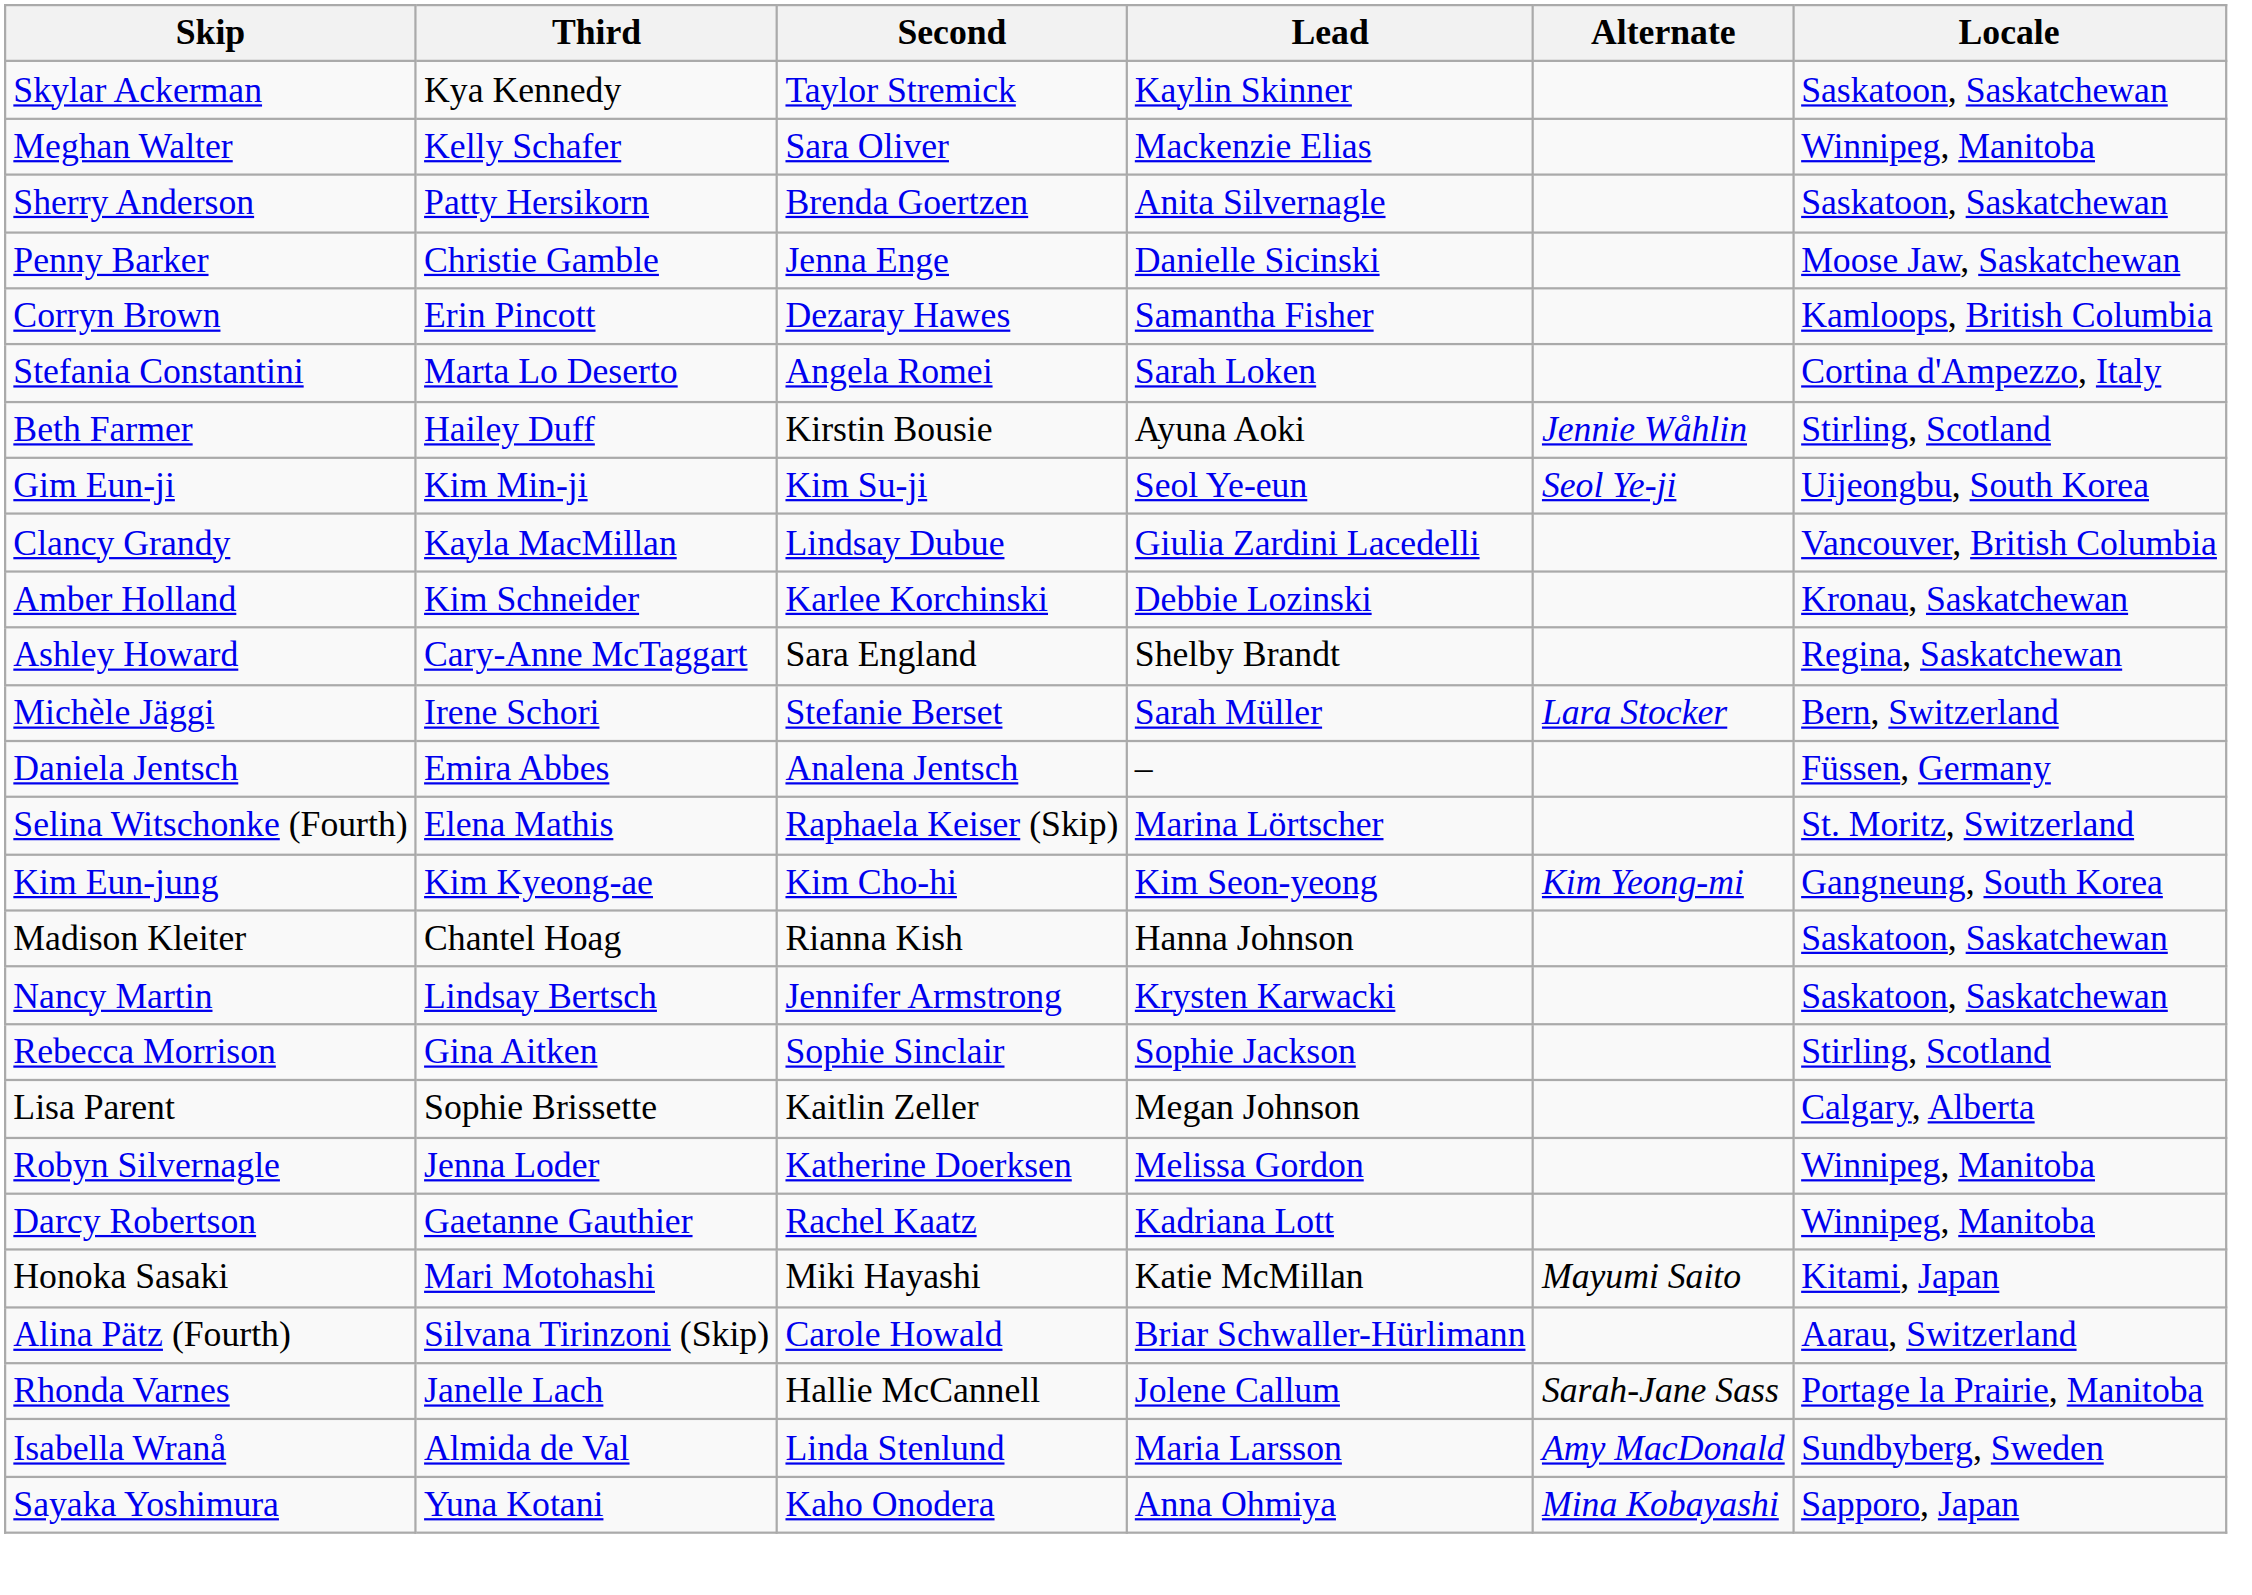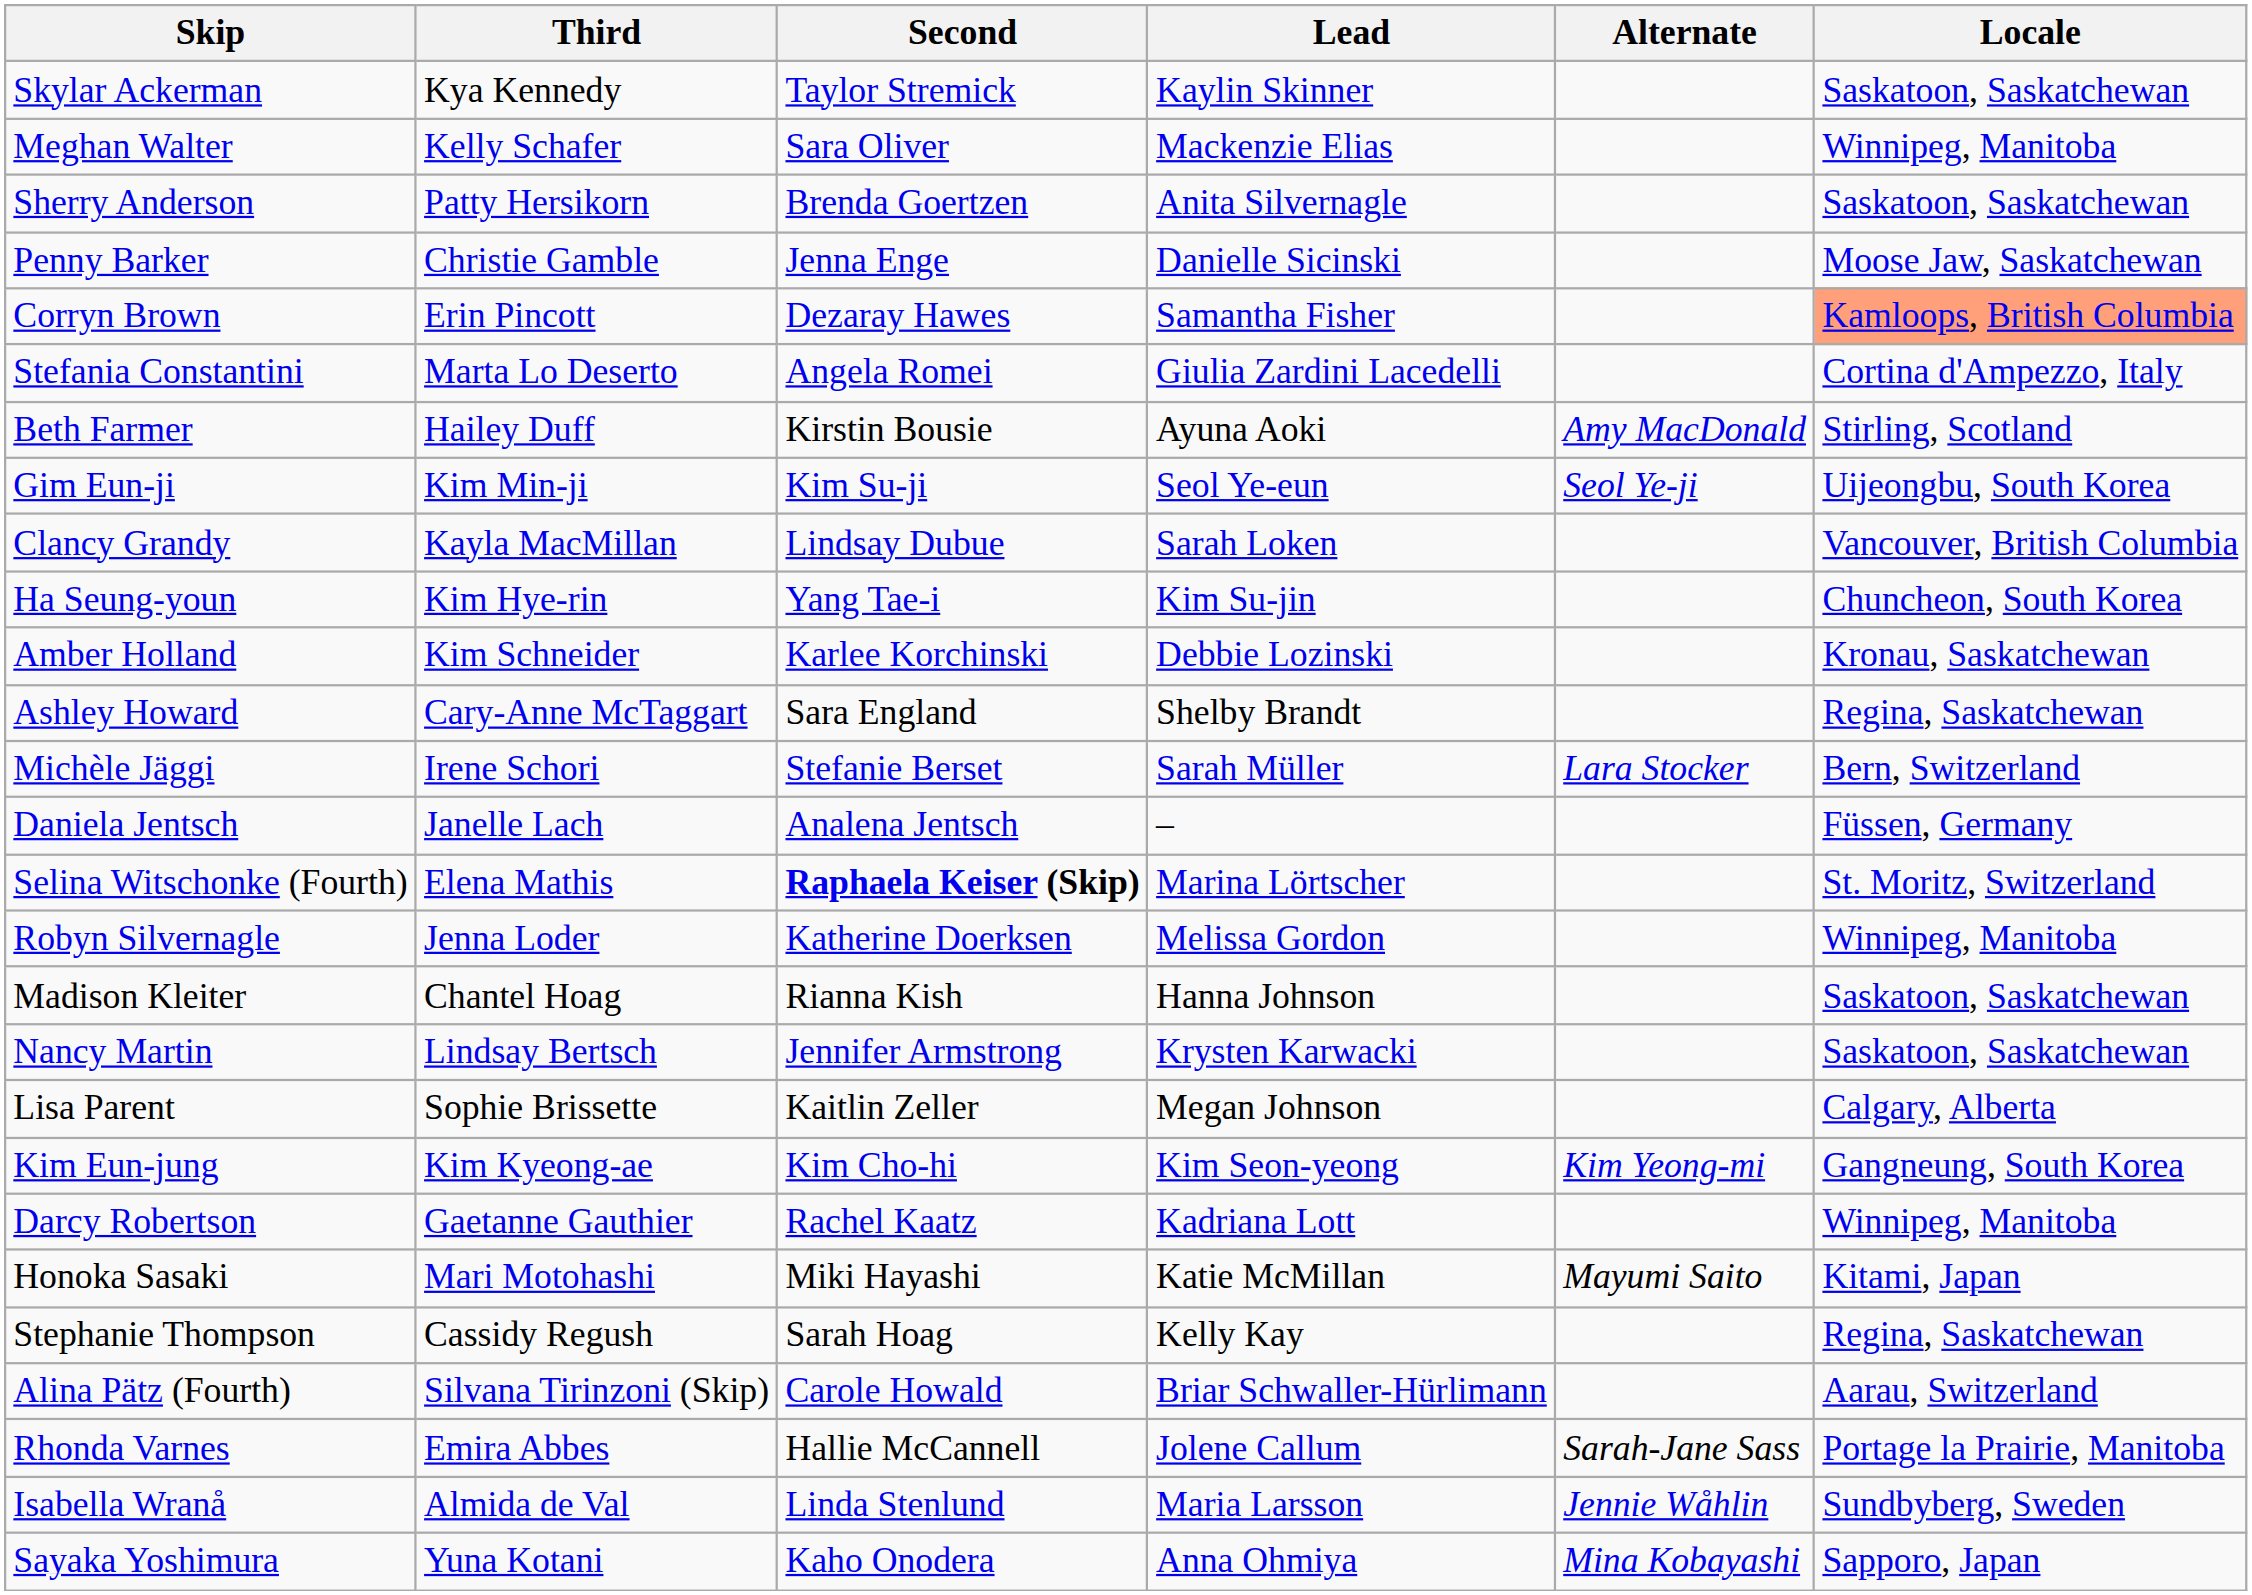(2007, 315) no background -> (2028, 315) lightsalmon background
(1225, 372) Sarah Loken -> (1328, 372) Giulia Zardini Lacedelli
(1644, 428) Jennie Wåhlin -> (1685, 428) Amy MacDonald
(1307, 542) Giulia Zardini Lacedelli -> (1247, 542) Sarah Loken
+ row: (125, 598)
(517, 768) Emira Abbes -> (514, 825) Janelle Lach
(952, 825) normal -> (963, 881) bold
rows swapped: (116, 881) <-> (147, 1164)
- row: (145, 1051)
+ row: (164, 1334)
(514, 1390) Janelle Lach -> (517, 1447) Emira Abbes
(1663, 1447) Amy MacDonald -> (1666, 1504) Jennie Wåhlin
